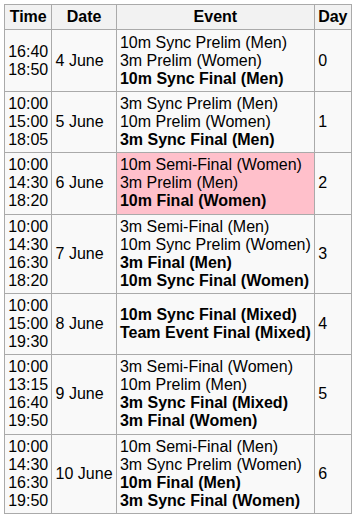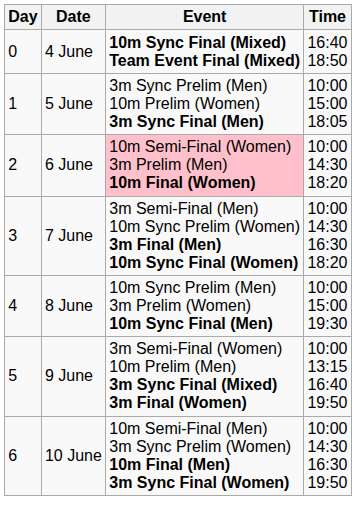columns swapped: (333, 17) <-> (28, 17)
(204, 60) 10m Sync Prelim (Men) 3m Prelim (Women) 10m Sync Final (Men) -> (205, 51) 10m Sync Final (Mixed) Team Event Final (Mixed)
(215, 324) 10m Sync Final (Mixed) Team Event Final (Mixed) -> (193, 306) 10m Sync Prelim (Men) 3m Prelim (Women) 10m Sync Final (Men)
